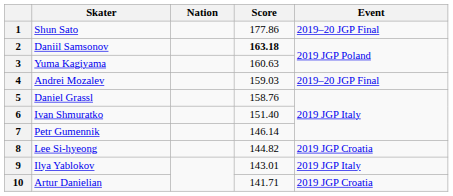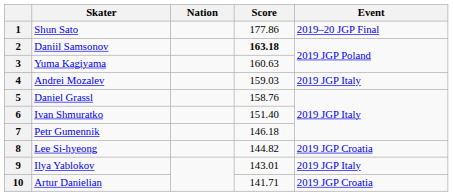(338, 81) 2019–20 JGP Final -> (329, 81) 2019 JGP Italy
(264, 132) 146.14 -> (264, 132) 146.18
